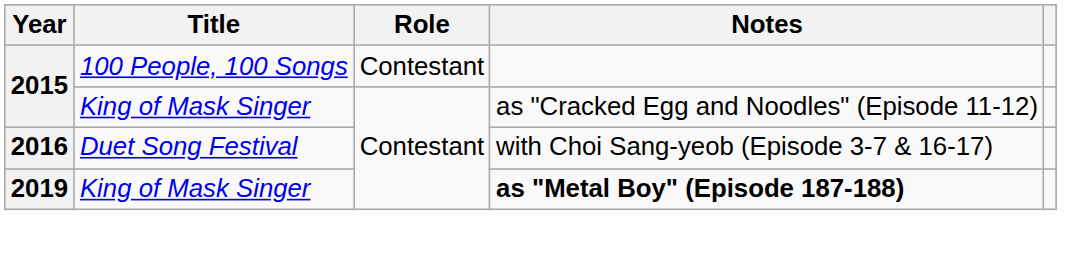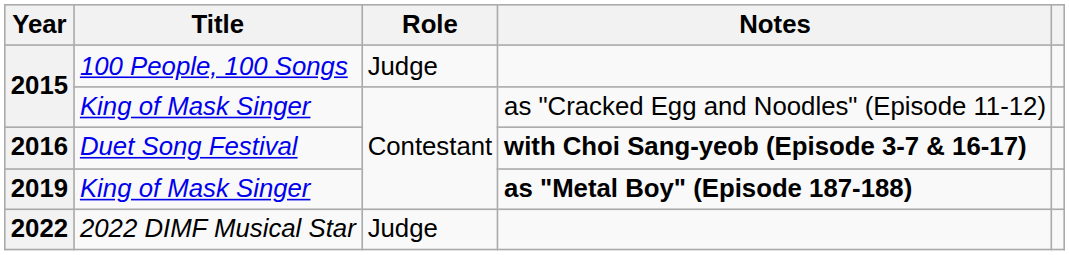(422, 65) Contestant -> (403, 65) Judge
(745, 147) normal -> (765, 147) bold
+ row: (39, 229)
